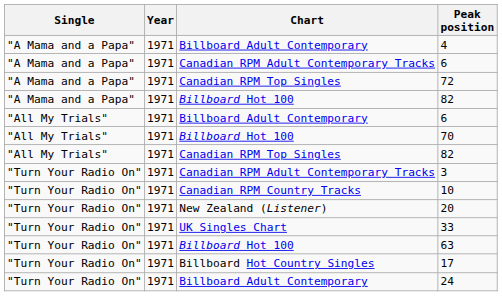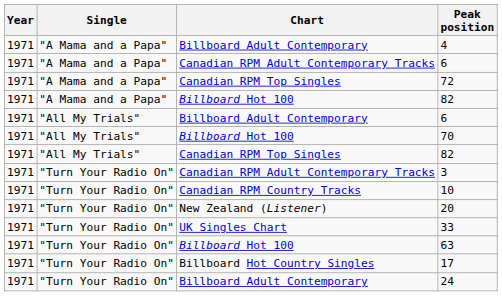columns swapped: (161, 20) <-> (74, 20)
